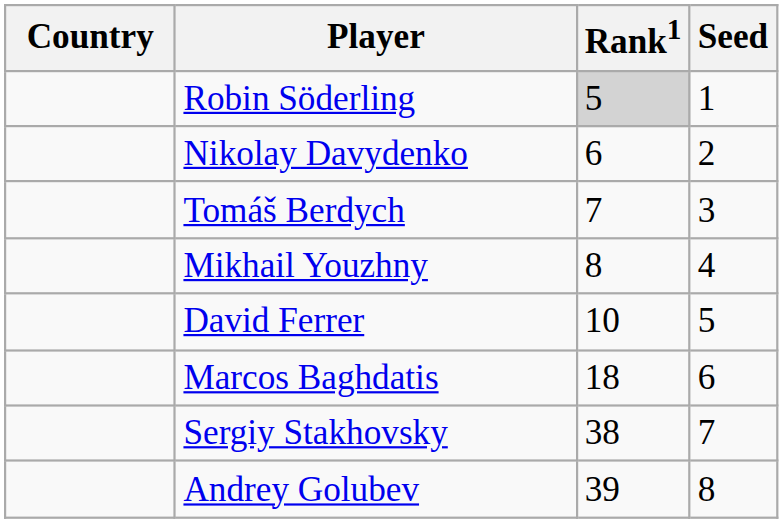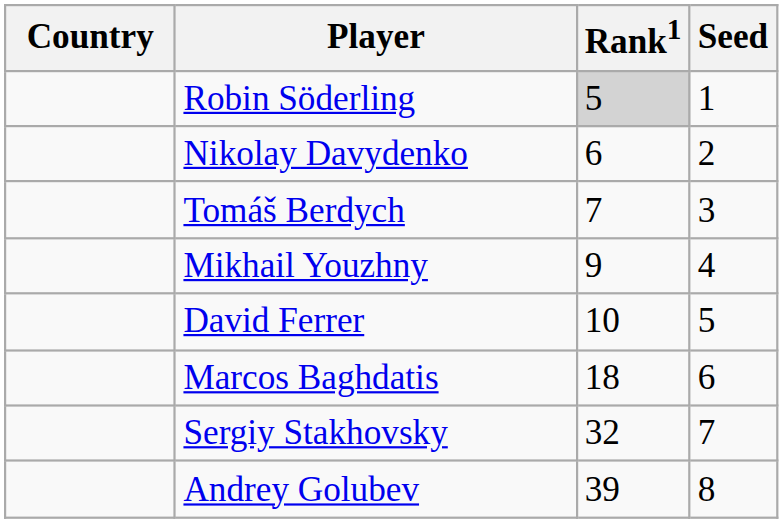(593, 265) 8 -> (593, 265) 9
(602, 432) 38 -> (602, 432) 32
